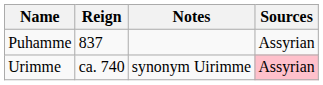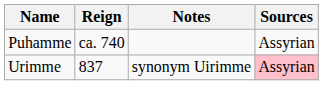(91, 42) 837 -> (102, 42) ca. 740
(102, 67) ca. 740 -> (91, 67) 837
